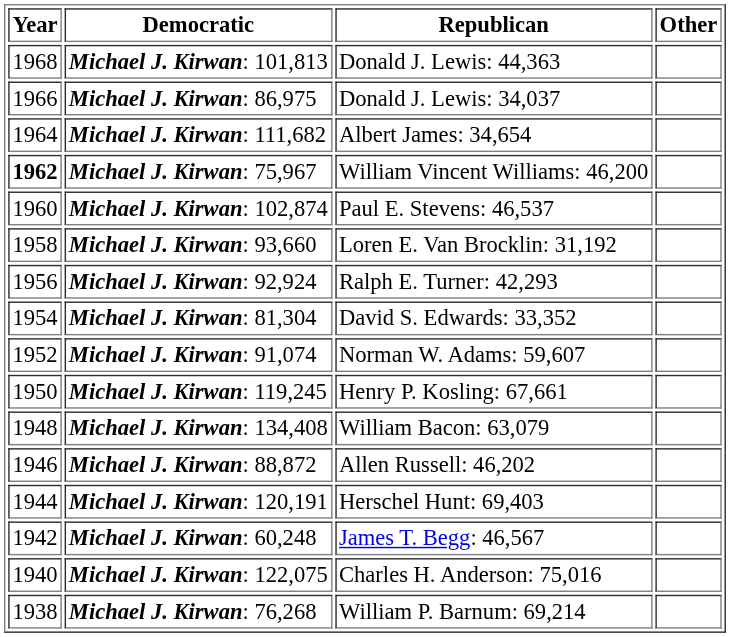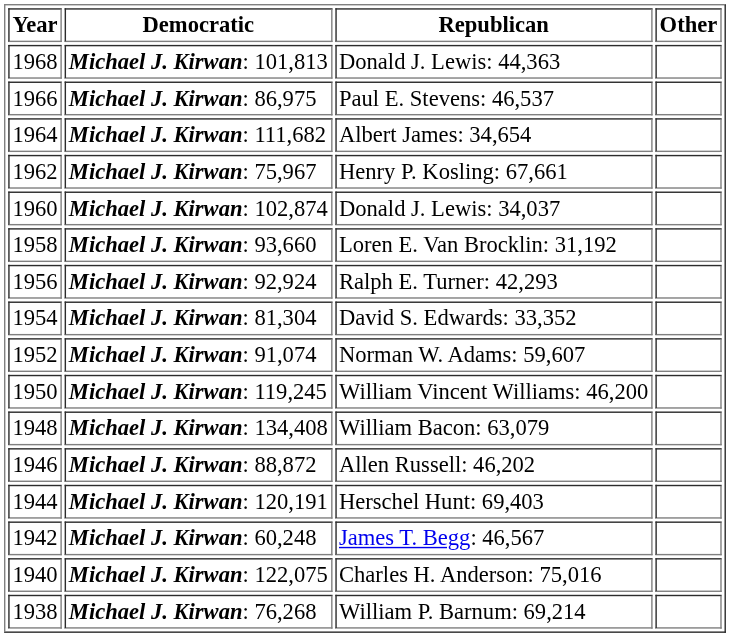(450, 98) Donald J. Lewis: 34,037 -> (446, 98) Paul E. Stevens: 46,537
(35, 171) bold -> (35, 171) normal
(494, 171) William Vincent Williams: 46,200 -> (453, 171) Henry P. Kosling: 67,661
(446, 208) Paul E. Stevens: 46,537 -> (450, 208) Donald J. Lewis: 34,037
(453, 391) Henry P. Kosling: 67,661 -> (494, 391) William Vincent Williams: 46,200
